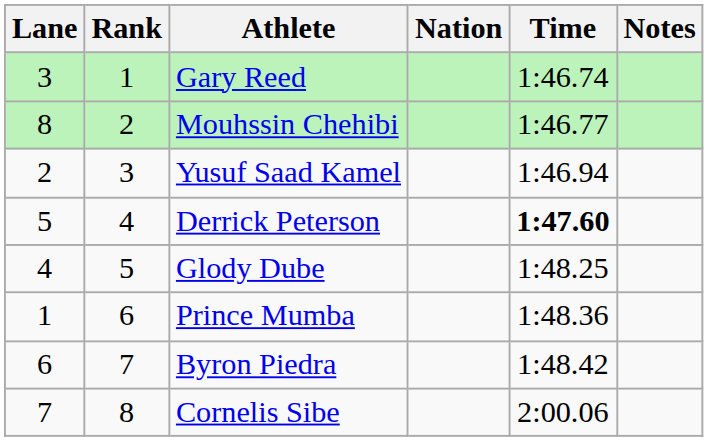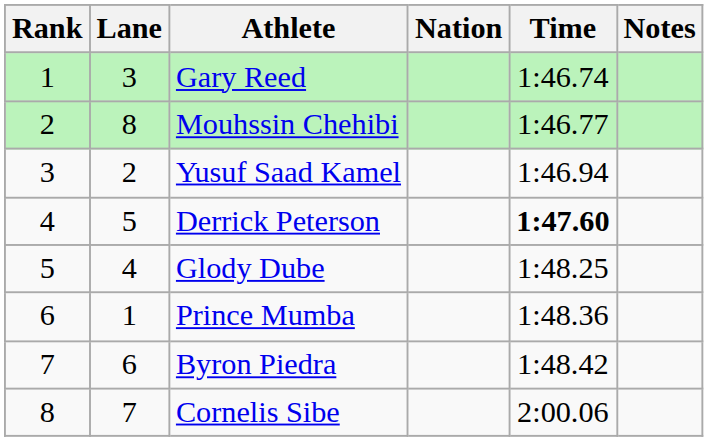columns swapped: (127, 28) <-> (45, 28)
